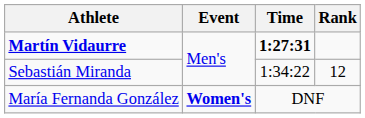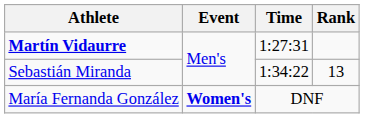(285, 45) bold -> (284, 45) normal
(338, 72) 12 -> (336, 72) 13
